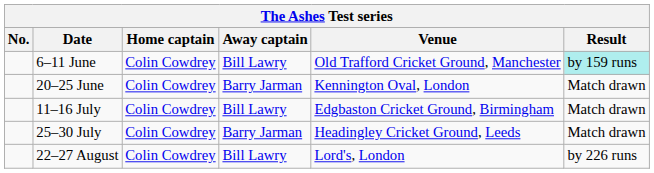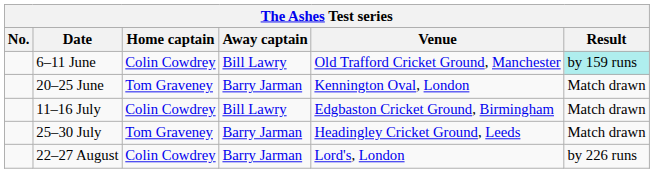(170, 86) Colin Cowdrey -> (169, 86) Tom Graveney
(170, 132) Colin Cowdrey -> (169, 132) Tom Graveney
(255, 156) Bill Lawry -> (262, 156) Barry Jarman
